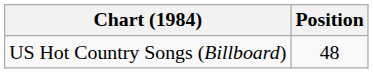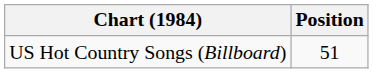(330, 51) 48 -> (330, 51) 51
